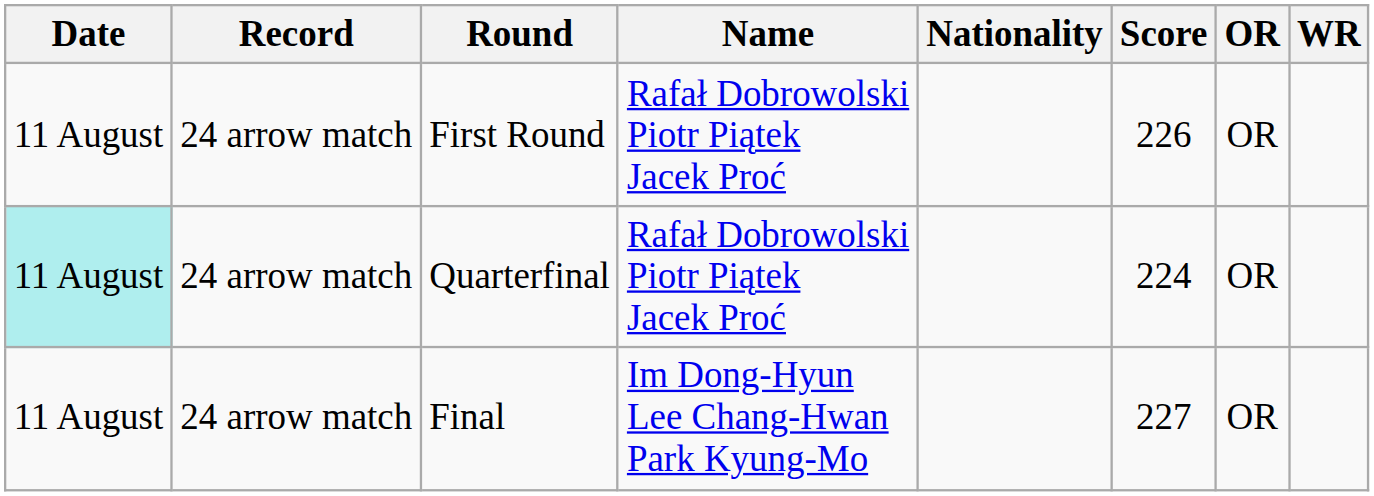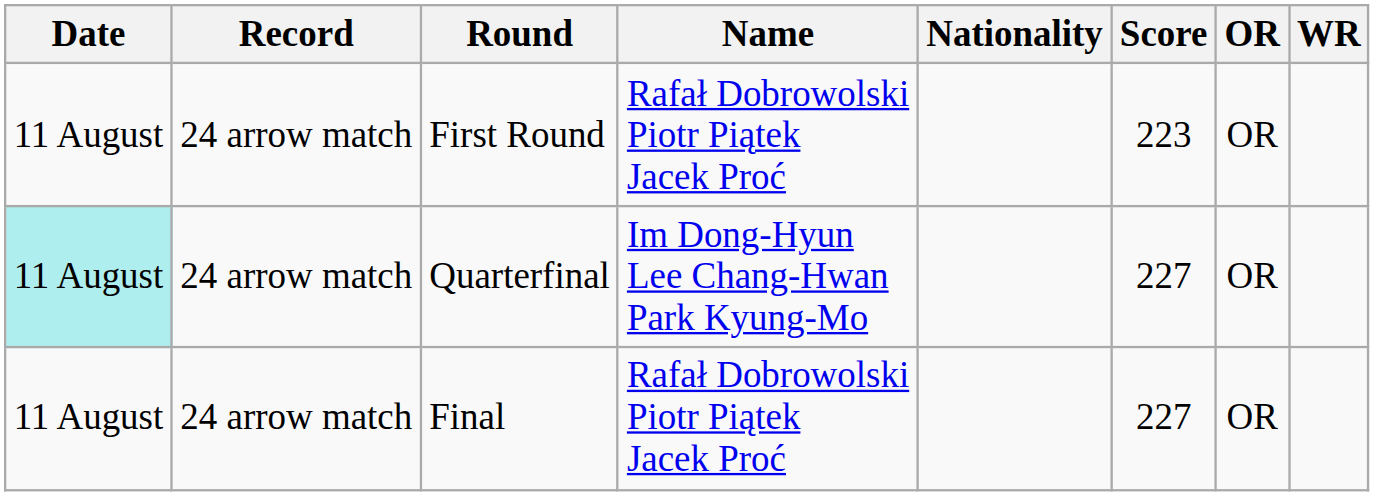(1164, 134) 226 -> (1164, 134) 223
(768, 275) Rafał Dobrowolski Piotr Piątek Jacek Proć -> (758, 275) Im Dong-Hyun Lee Chang-Hwan Park Kyung-Mo
(1164, 275) 224 -> (1164, 275) 227
(758, 417) Im Dong-Hyun Lee Chang-Hwan Park Kyung-Mo -> (768, 417) Rafał Dobrowolski Piotr Piątek Jacek Proć
